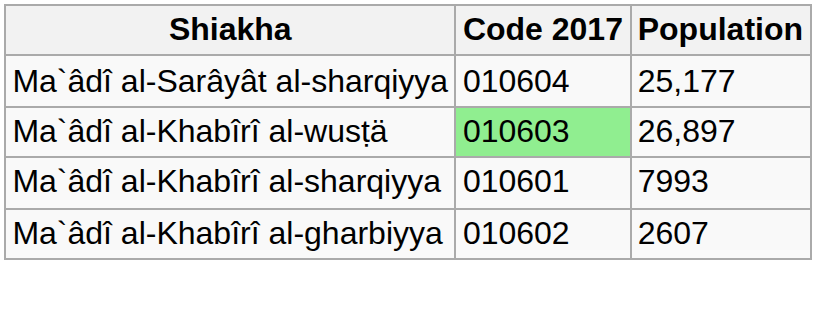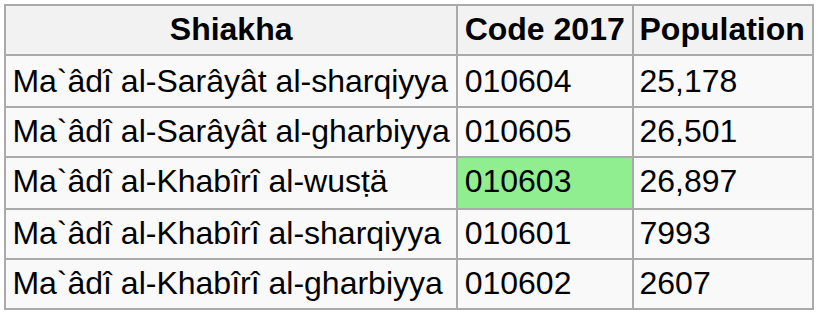(687, 80) 25,177 -> (688, 80) 25,178
+ row: (231, 131)
